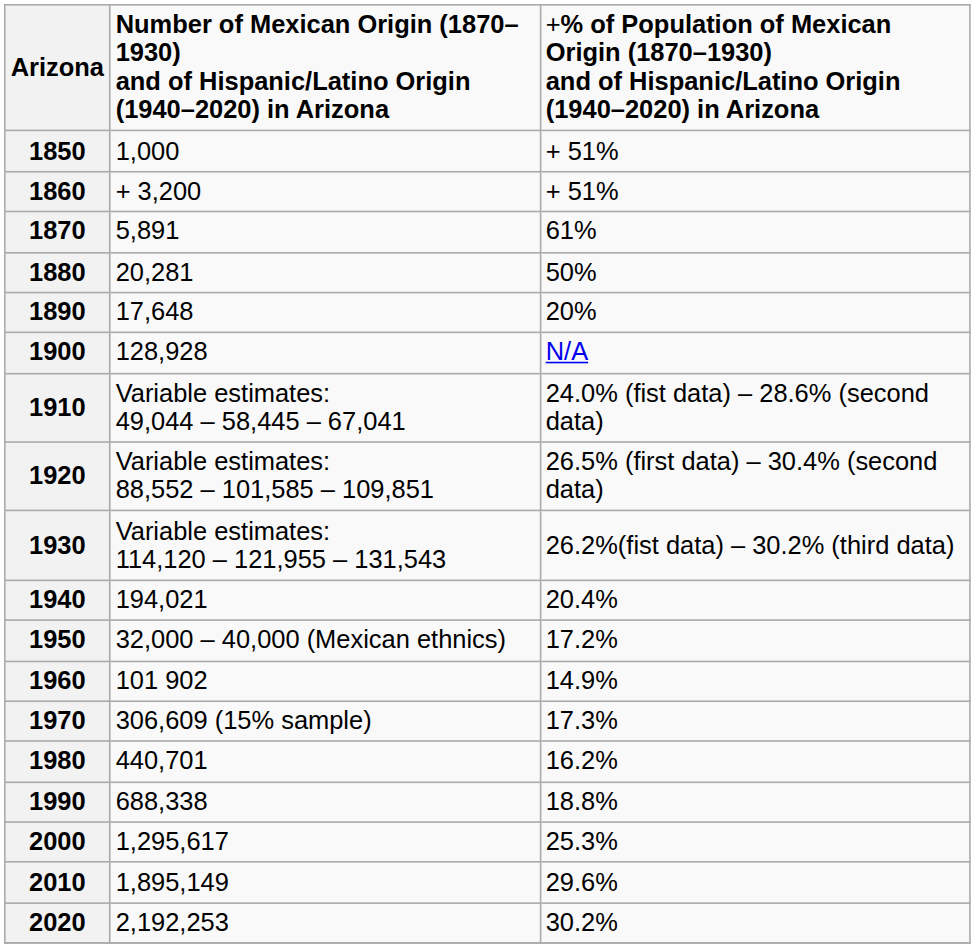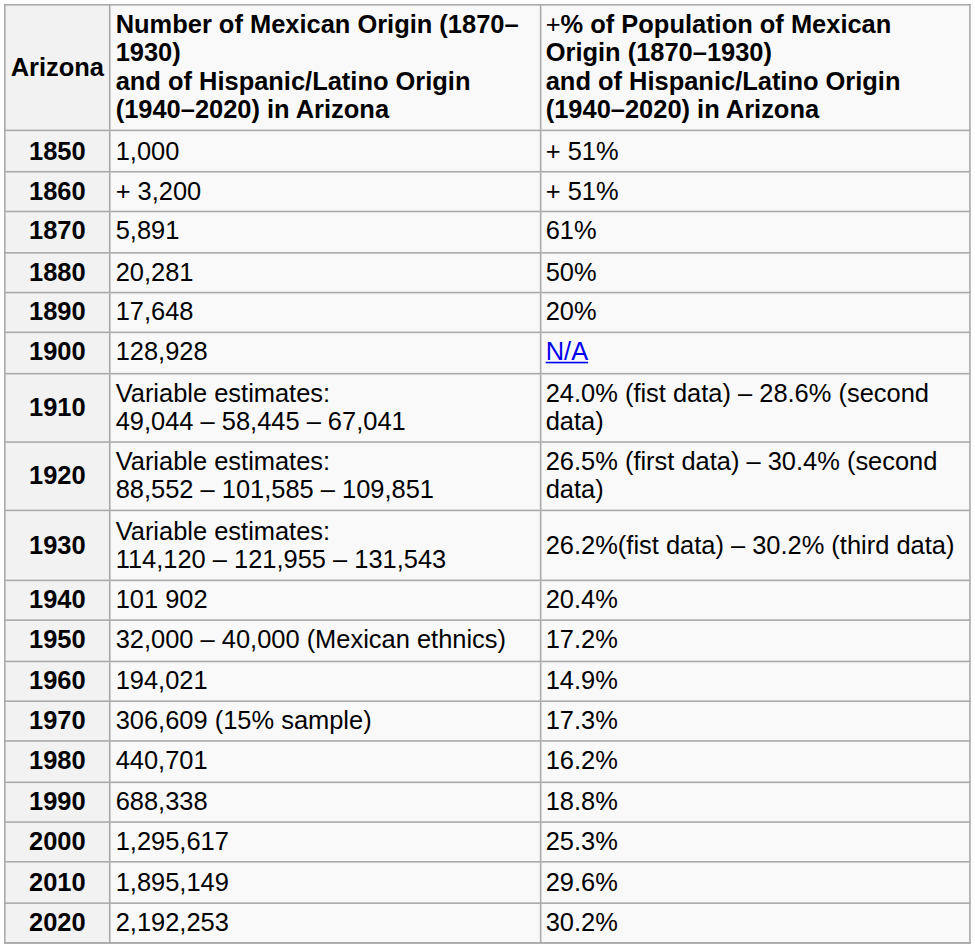(162, 599) 194,021 -> (162, 599) 101 902
(162, 680) 101 902 -> (162, 680) 194,021
